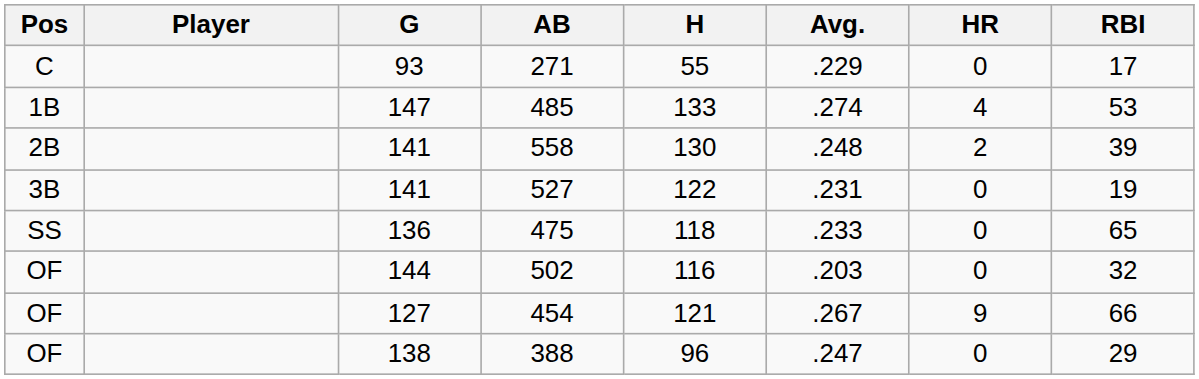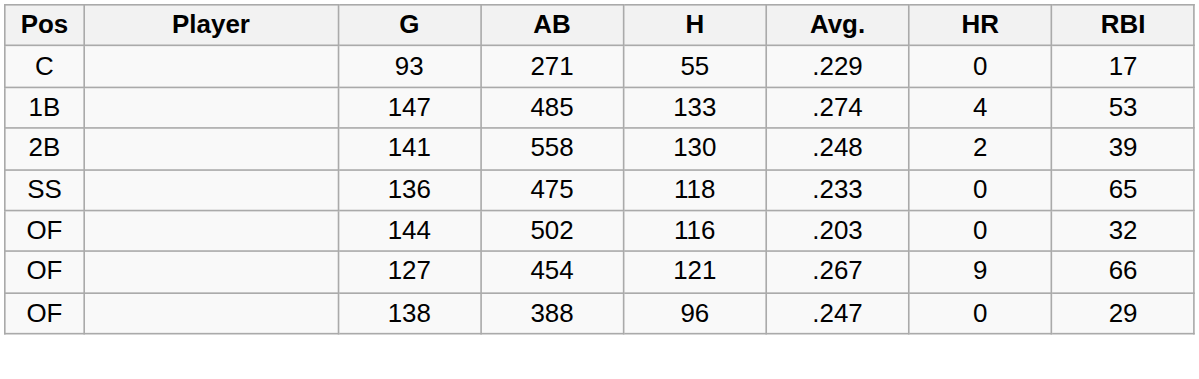- row: (552, 189)
